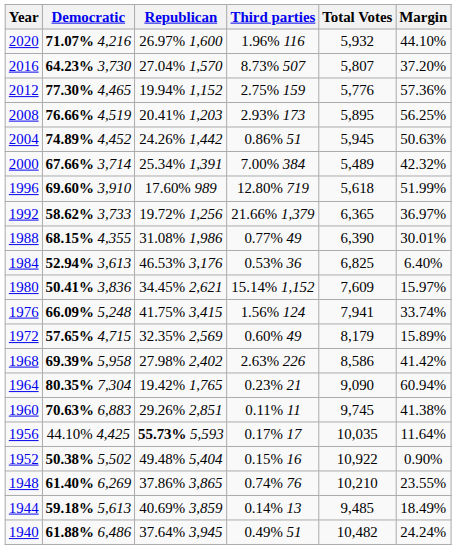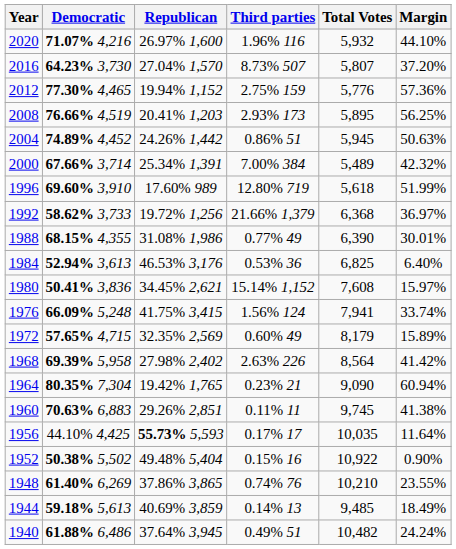(357, 213) 6,365 -> (357, 213) 6,368
(357, 287) 7,609 -> (357, 287) 7,608
(357, 360) 8,586 -> (357, 360) 8,564
